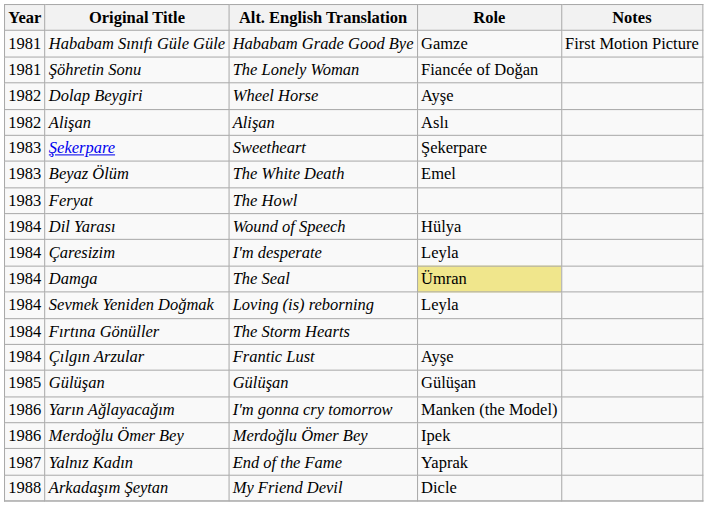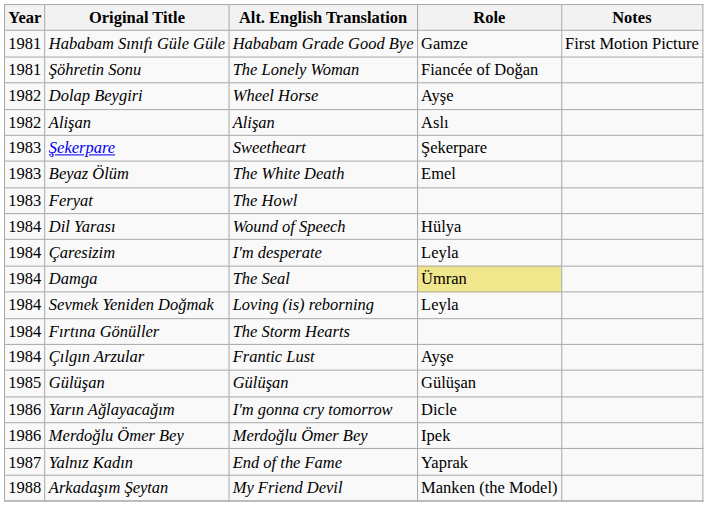(489, 409) Manken (the Model) -> (439, 409) Dicle
(439, 488) Dicle -> (489, 488) Manken (the Model)
